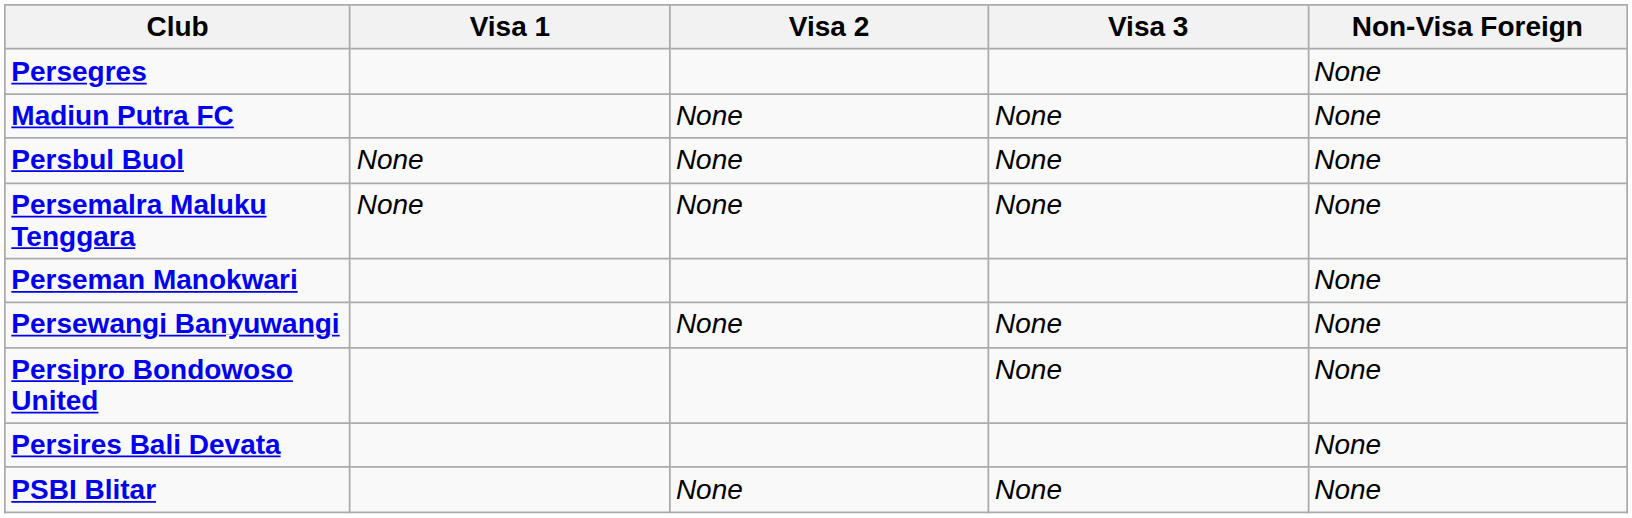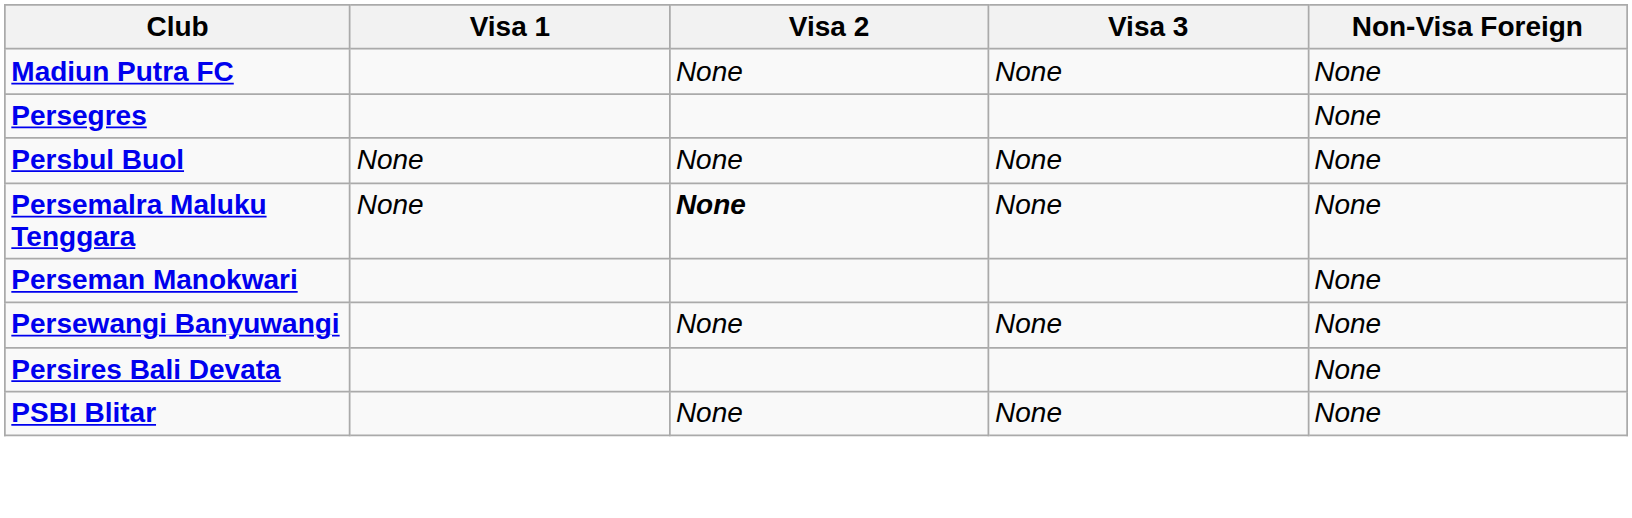rows swapped: (79, 71) <-> (123, 115)
(709, 204) normal -> (711, 204) bold
- row: (152, 384)
